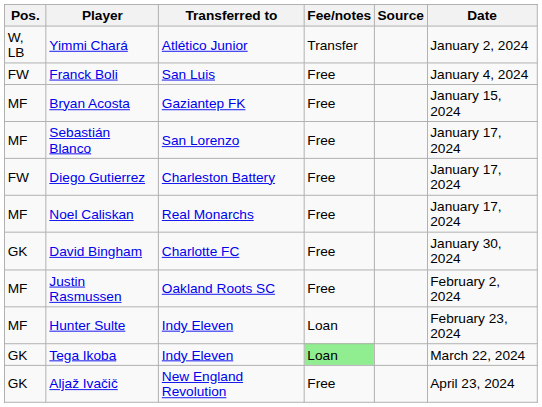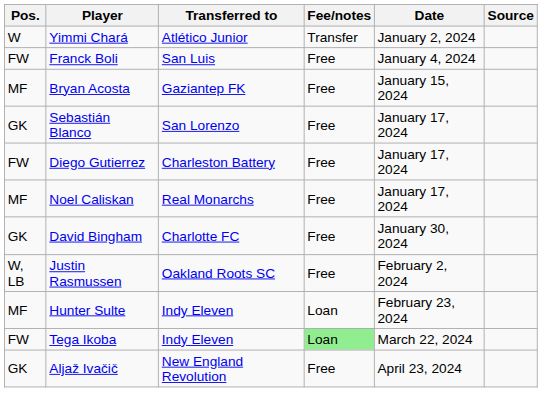columns swapped: (482, 15) <-> (401, 15)
(16, 45) W, LB -> (14, 37) W
(17, 140) MF -> (18, 125) GK
(17, 288) MF -> (16, 273) W, LB
(18, 354) GK -> (18, 339) FW
